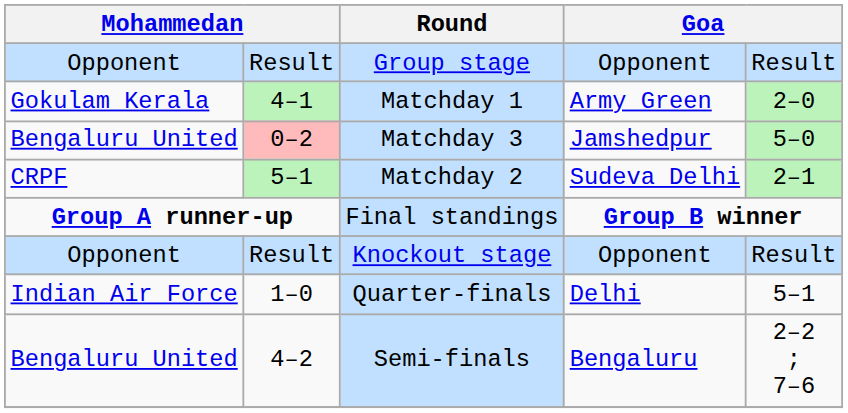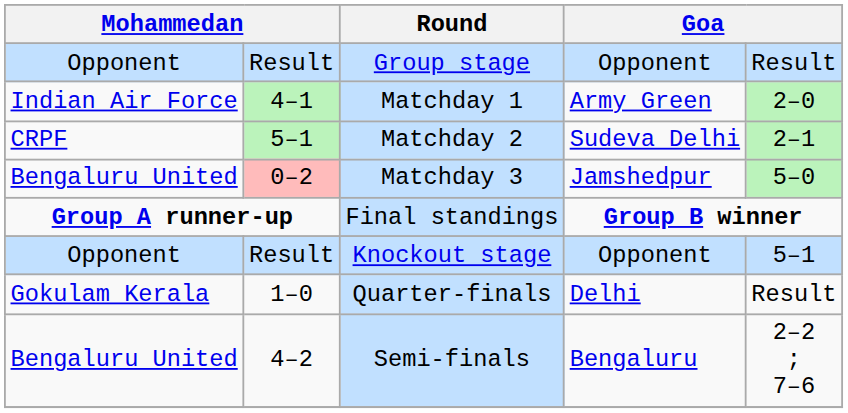(110, 101) Gokulam Kerala -> (124, 101) Indian Air Force
rows swapped: (452, 178) <-> (452, 140)
(794, 256) Result -> (794, 256) 5–1
(124, 294) Indian Air Force -> (110, 294) Gokulam Kerala
(794, 294) 5–1 -> (794, 294) Result
